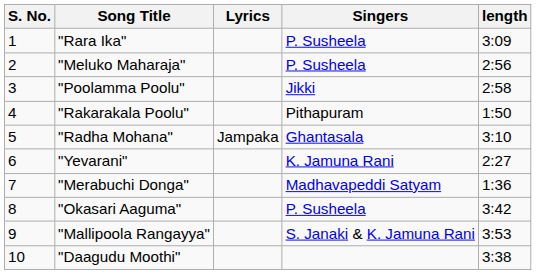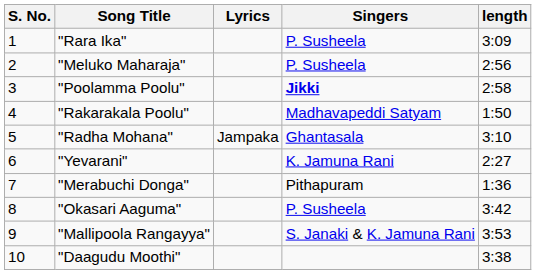(300, 88) normal -> (303, 88) bold
(325, 112) Pithapuram -> (363, 112) Madhavapeddi Satyam
(363, 185) Madhavapeddi Satyam -> (325, 185) Pithapuram
